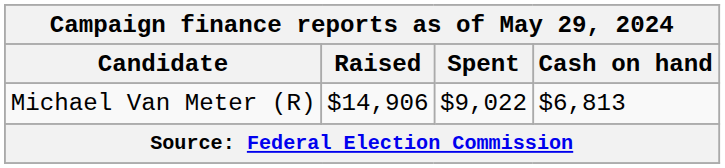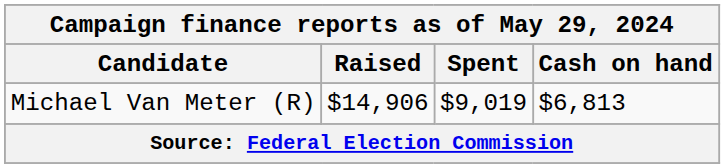(484, 103) $9,022 -> (484, 103) $9,019
